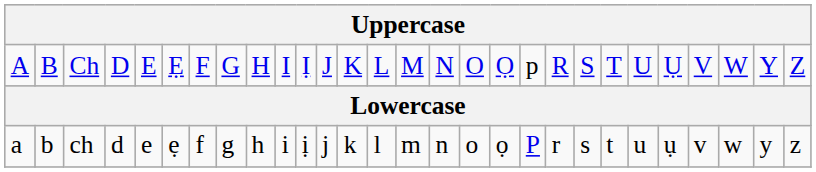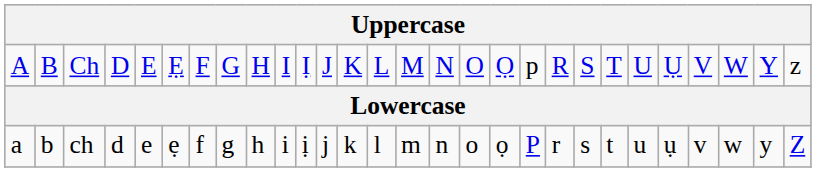(797, 65) Z -> (795, 65) z
(795, 145) z -> (797, 145) Z
